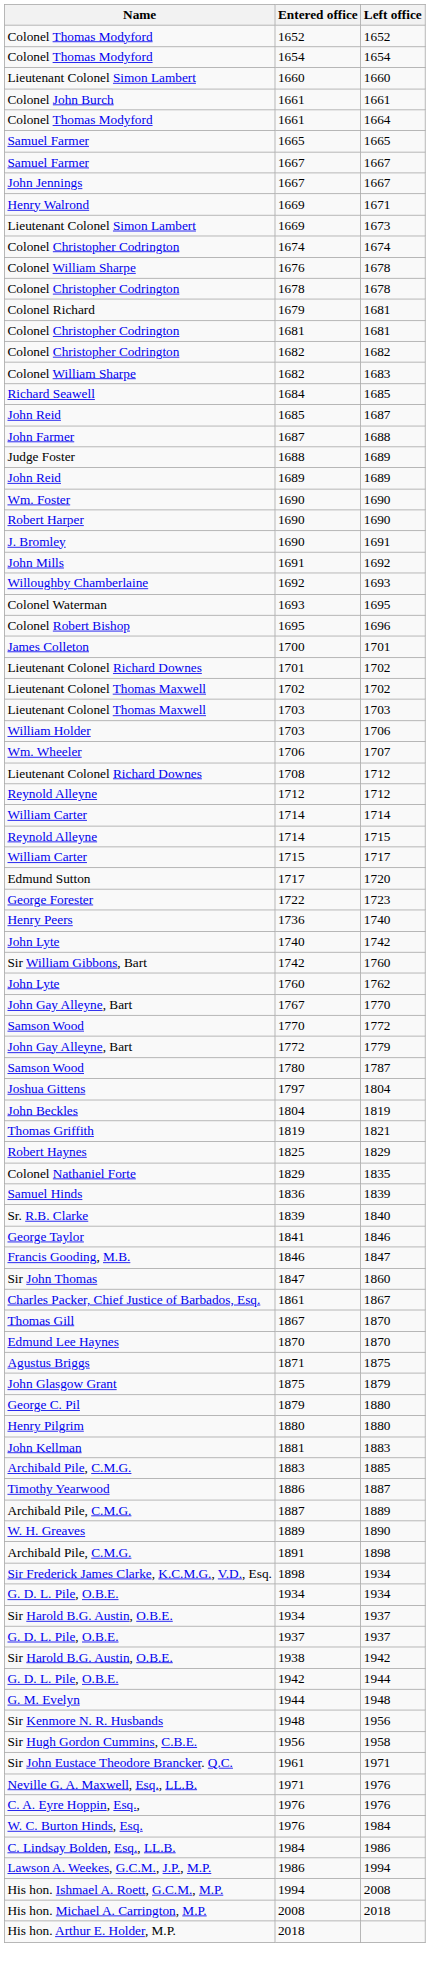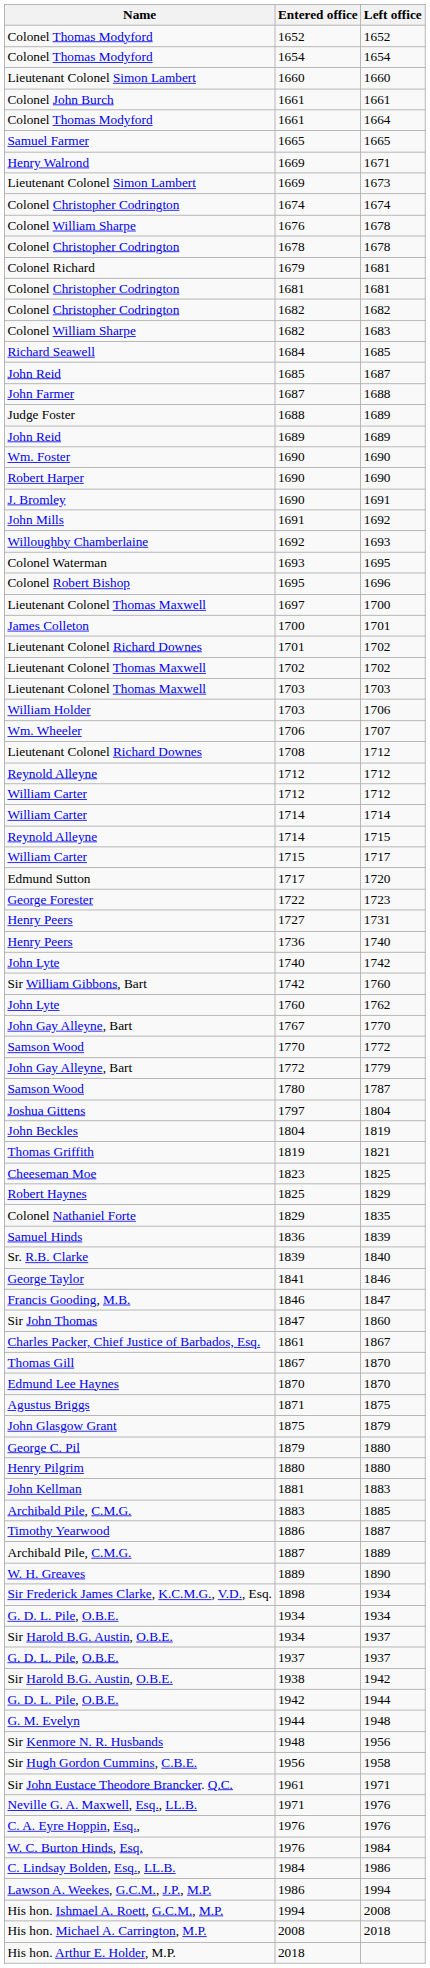- row: (48, 162)
- row: (45, 183)
+ row: (107, 604)
+ row: (47, 794)
+ row: (40, 920)
+ row: (52, 1173)
- row: (69, 1552)
